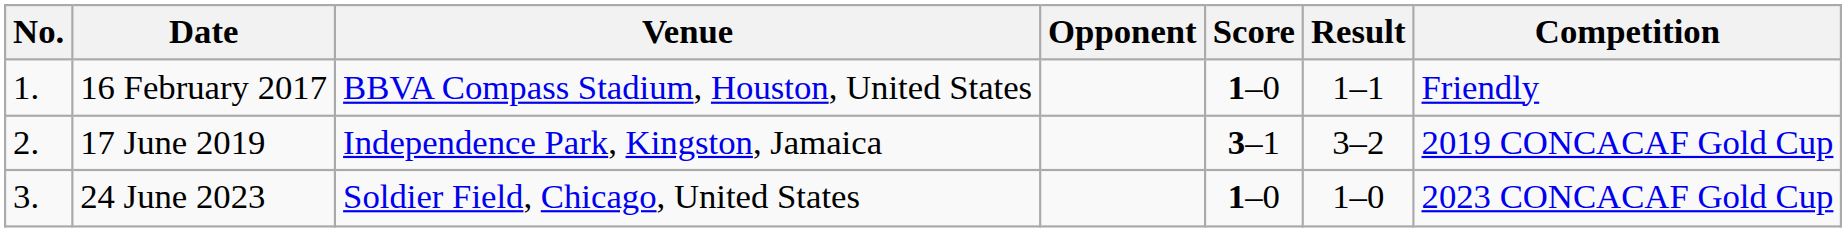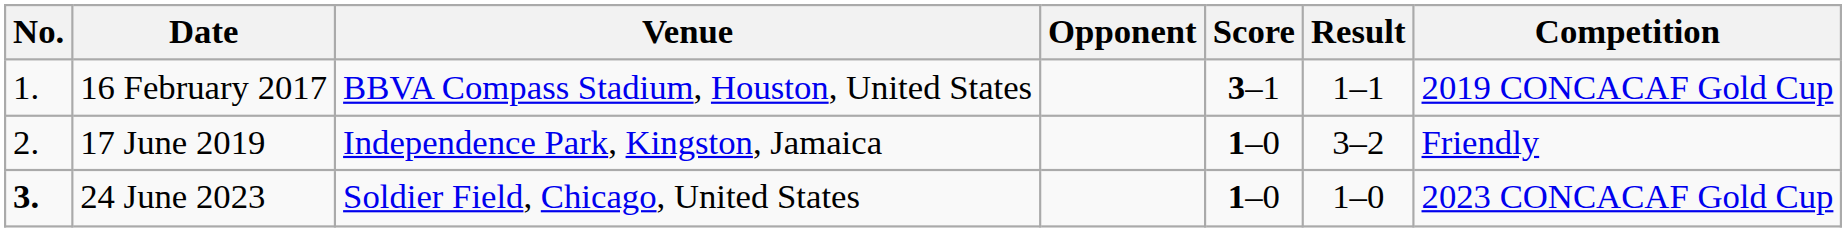(1254, 87) 1–0 -> (1254, 87) 3–1
(1480, 87) Friendly -> (1627, 87) 2019 CONCACAF Gold Cup
(1254, 142) 3–1 -> (1254, 142) 1–0
(1627, 142) 2019 CONCACAF Gold Cup -> (1480, 142) Friendly
(26, 197) normal -> (26, 197) bold
